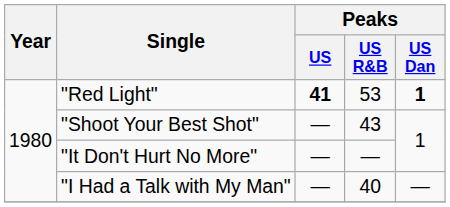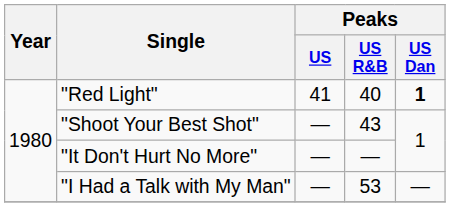(320, 94) bold -> (320, 94) normal
(370, 94) 53 -> (370, 94) 40
(370, 186) 40 -> (370, 186) 53
